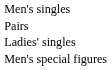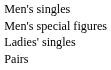rows swapped: (56, 59) <-> (16, 25)
